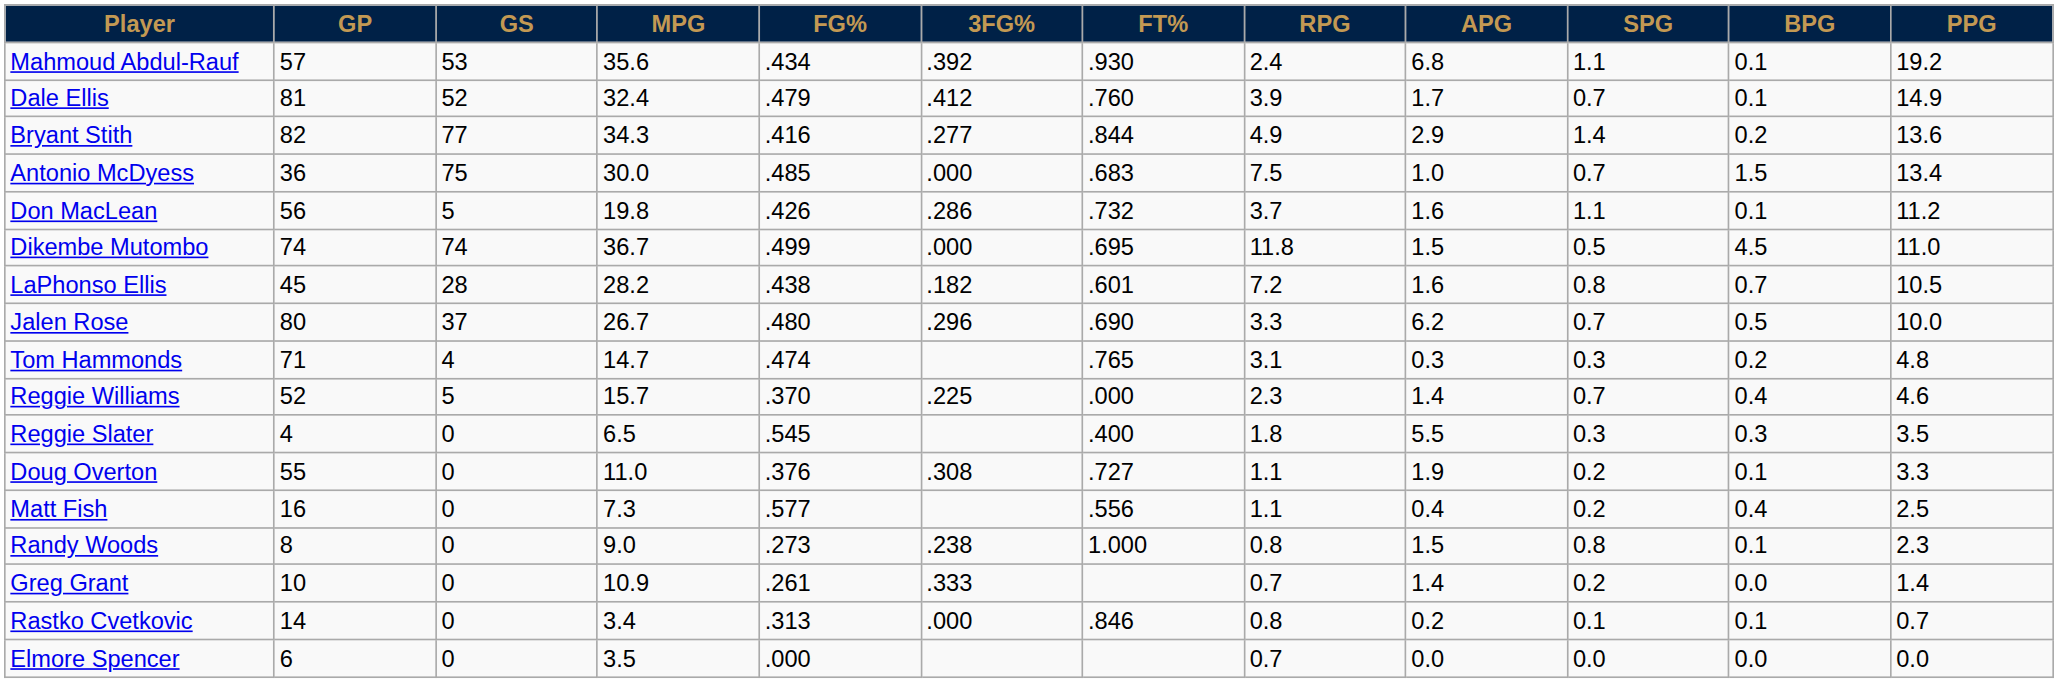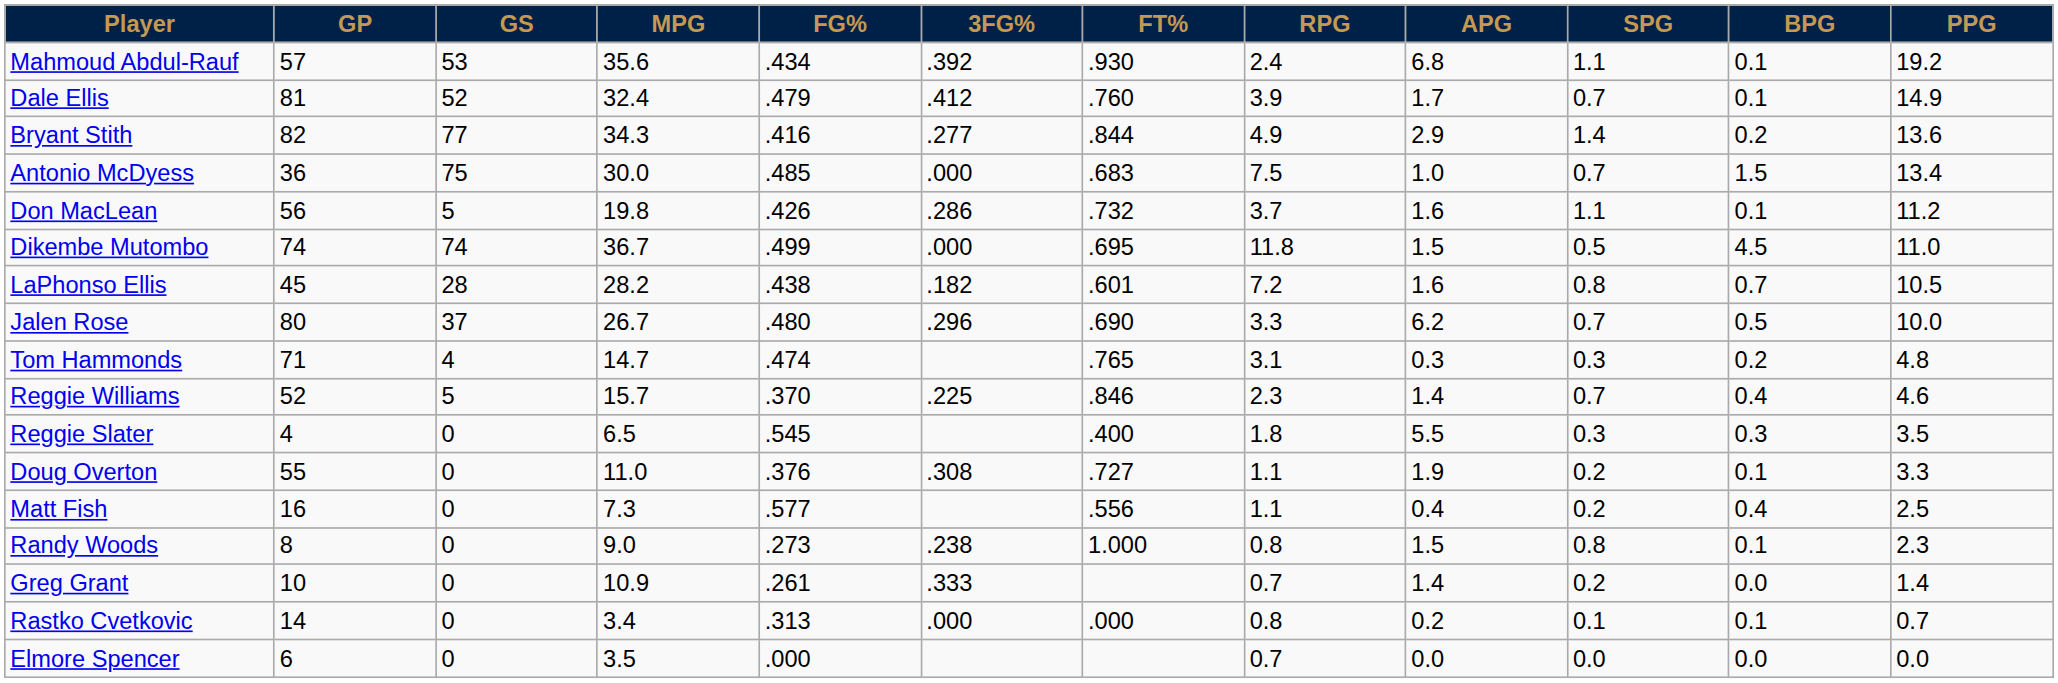(1111, 397) .000 -> (1111, 397) .846
(1111, 621) .846 -> (1111, 621) .000
